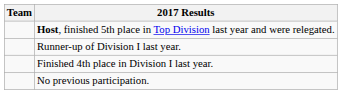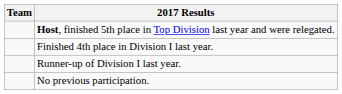rows swapped: (109, 47) <-> (125, 64)
